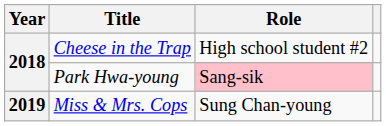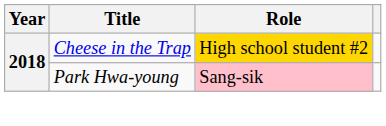(284, 47) no background -> (284, 47) gold background
- row: (121, 105)
